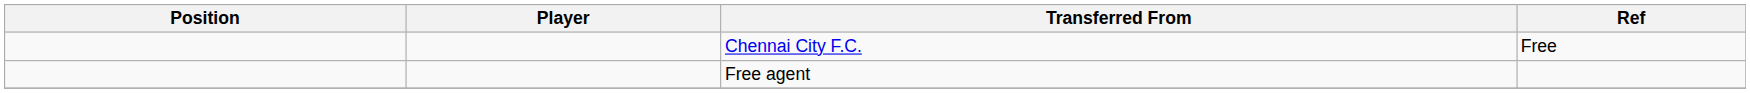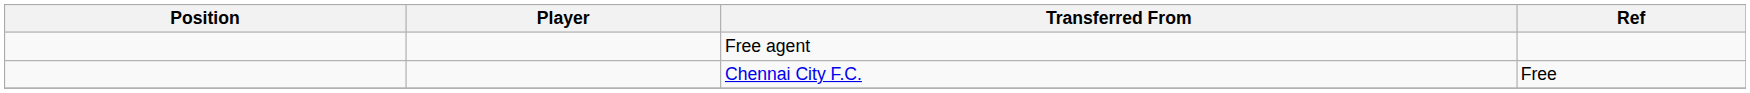rows swapped: (768, 74) <-> (793, 46)
